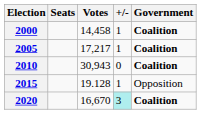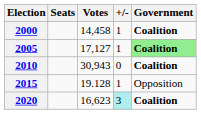(95, 48) 17,217 -> (95, 48) 17,127
(156, 48) no background -> (156, 48) lightgreen background
(95, 100) 16,670 -> (95, 100) 16,623
